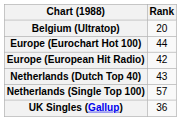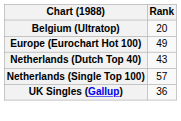(162, 44) 44 -> (162, 44) 49
- row: (76, 60)
